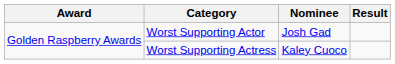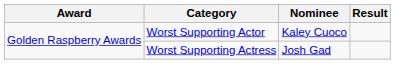(306, 31) Josh Gad -> (314, 31) Kaley Cuoco
(314, 50) Kaley Cuoco -> (306, 50) Josh Gad
